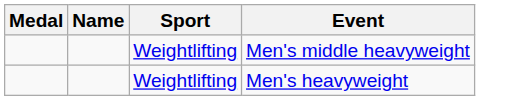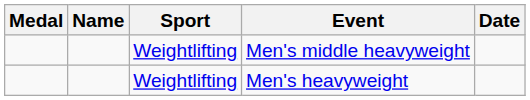+ column: (500, 20)
